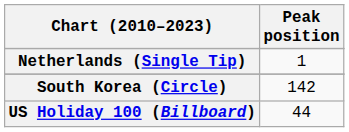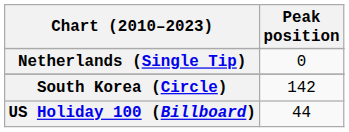(302, 62) 1 -> (302, 62) 0
